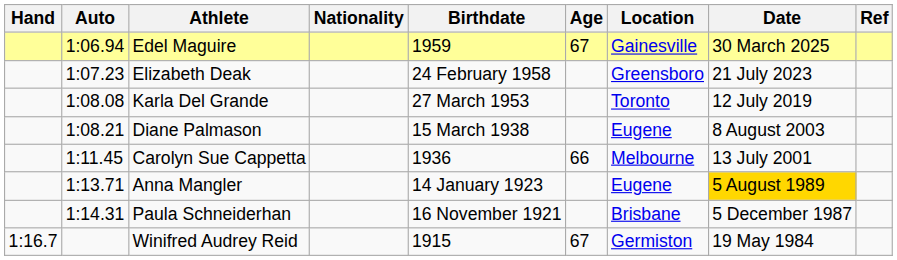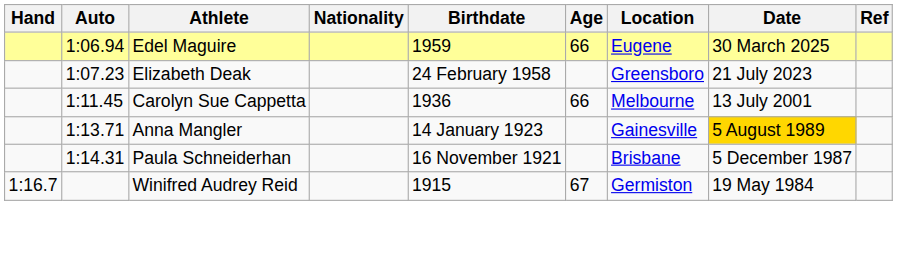(579, 46) 67 -> (579, 46) 66
(654, 46) Gainesville -> (641, 46) Eugene
- row: (200, 102)
- row: (197, 130)
(641, 185) Eugene -> (654, 130) Gainesville
